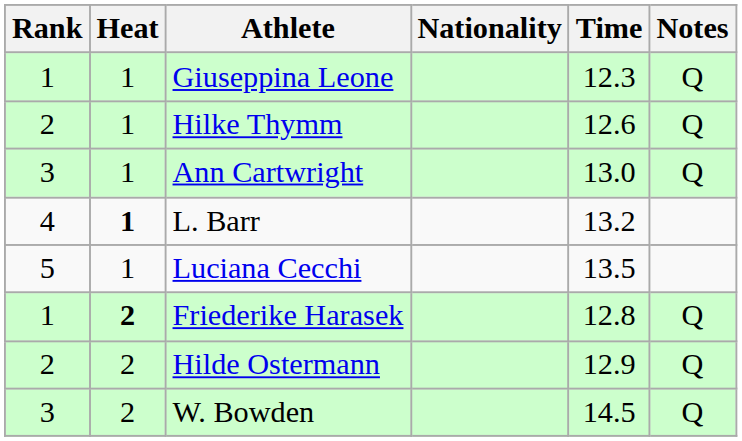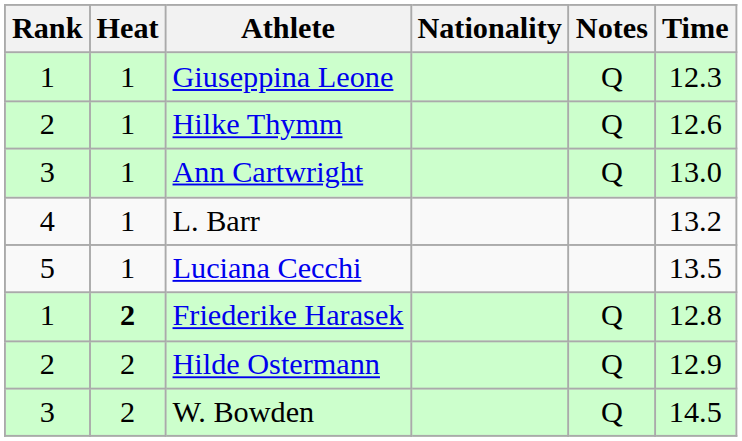columns swapped: (609, 28) <-> (693, 28)
(128, 220) bold -> (128, 220) normal
